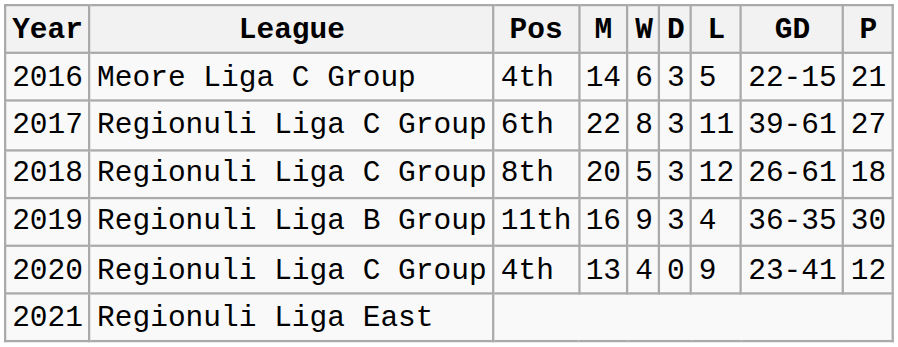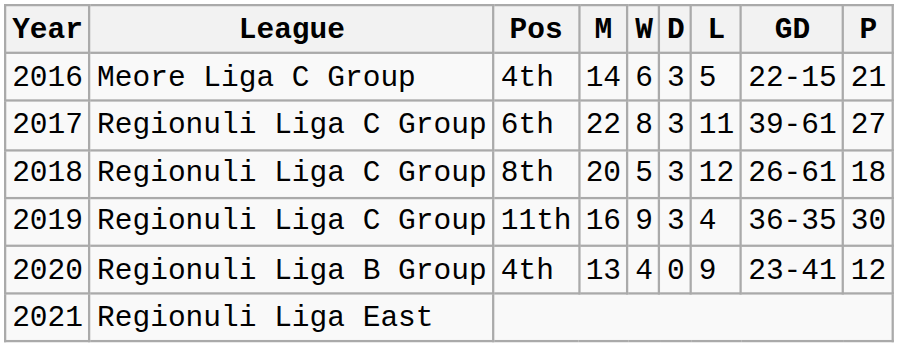(292, 222) Regionuli Liga B Group -> (292, 222) Regionuli Liga C Group
(292, 270) Regionuli Liga C Group -> (292, 270) Regionuli Liga B Group
